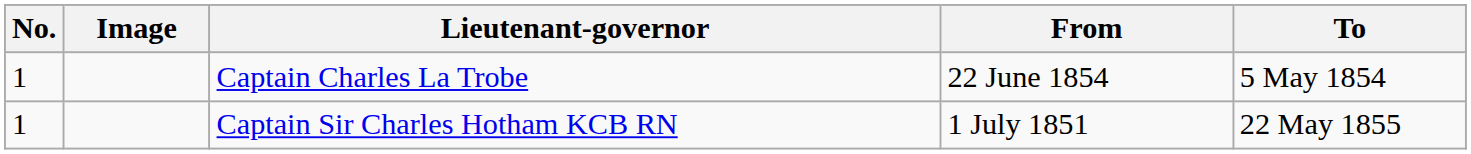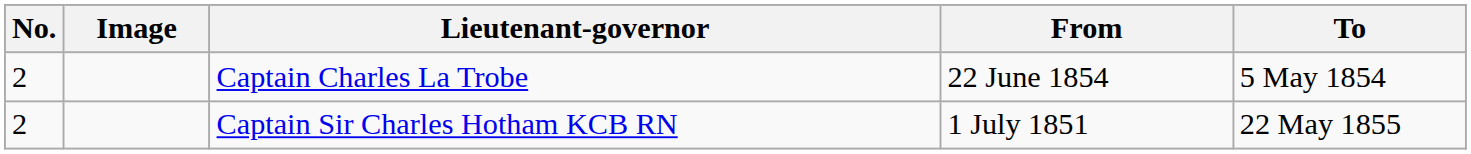(19, 76) 1 -> (19, 76) 2
(19, 124) 1 -> (19, 124) 2
